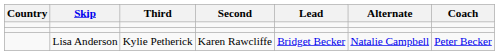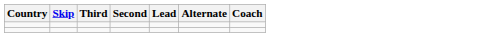- row: (85, 41)
